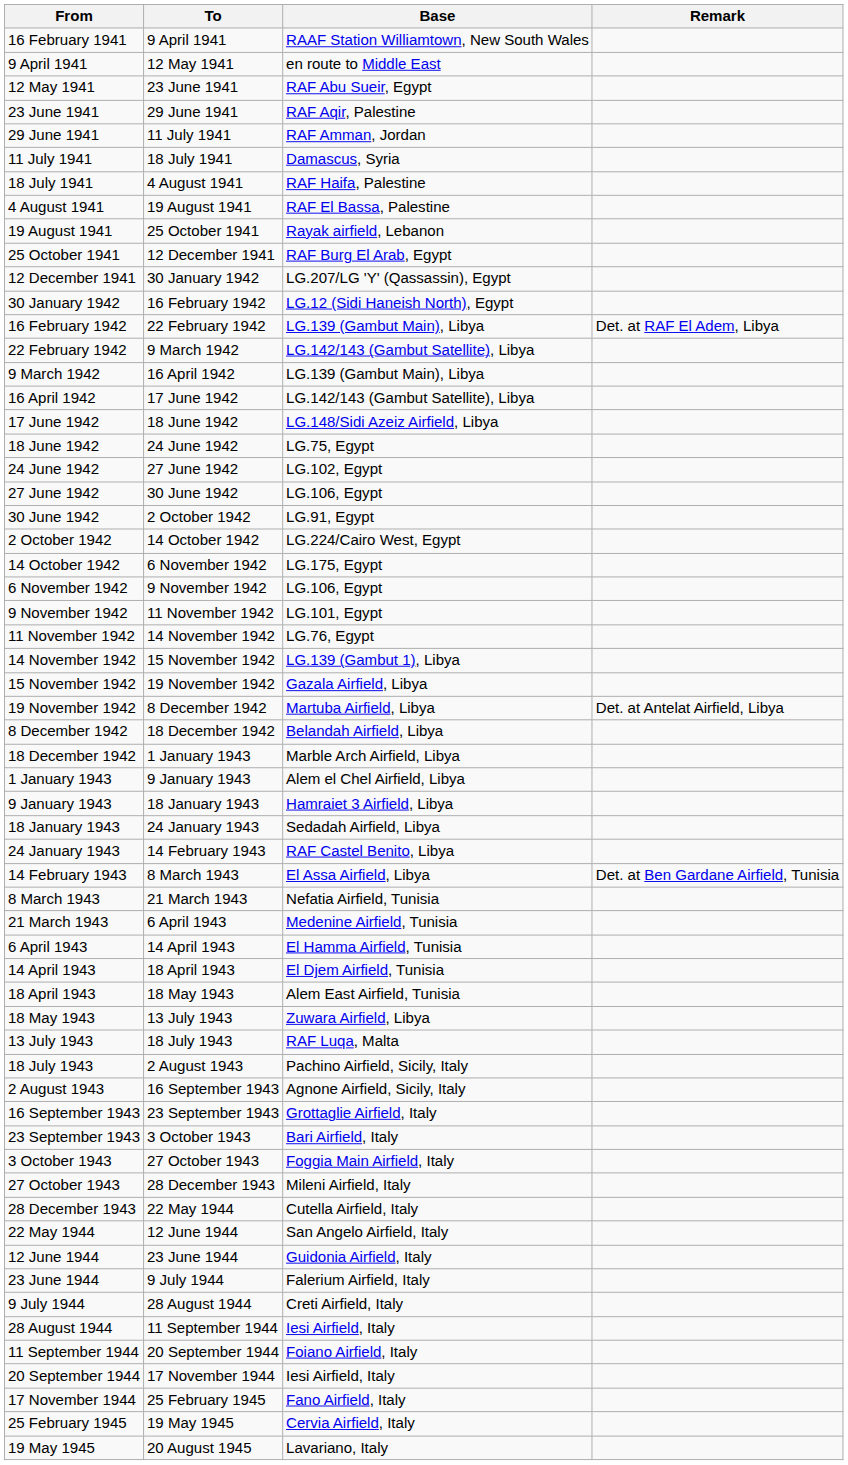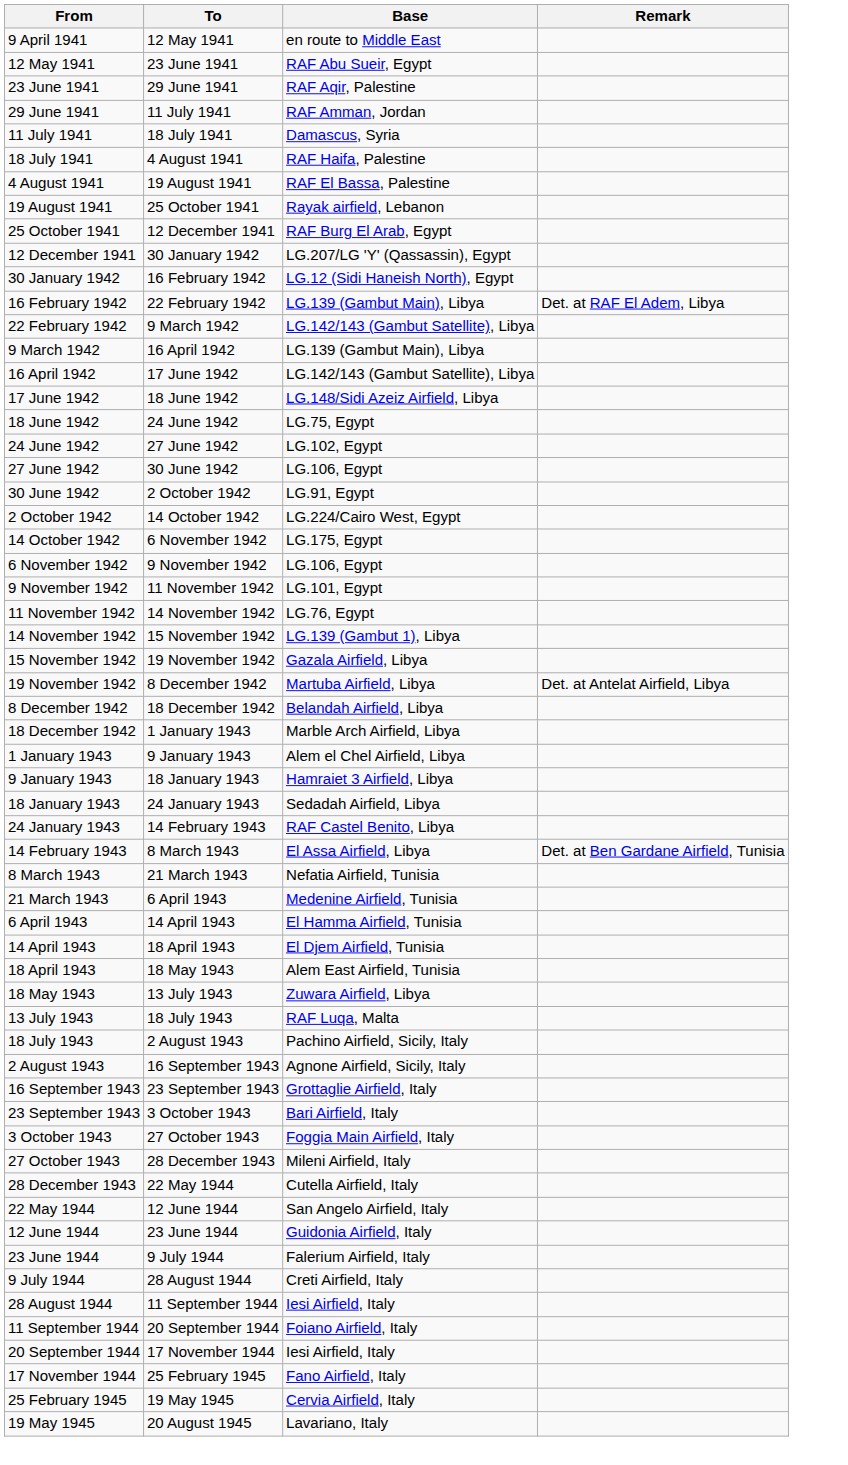- row: (67, 40)
